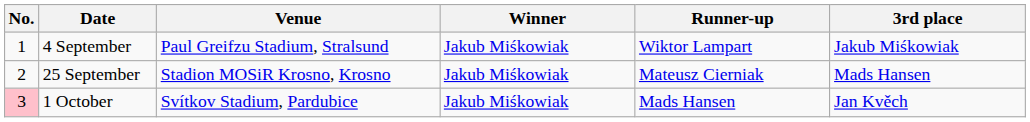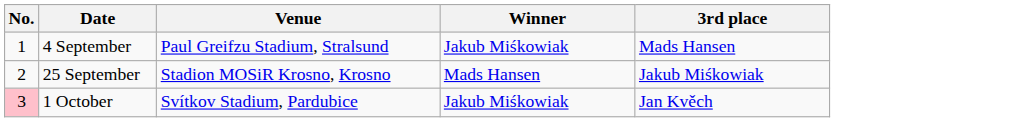- column: (732, 18)
(896, 46) Jakub Miśkowiak -> (687, 46) Mads Hansen
(506, 74) Jakub Miśkowiak -> (492, 74) Mads Hansen
(882, 74) Mads Hansen -> (701, 74) Jakub Miśkowiak
